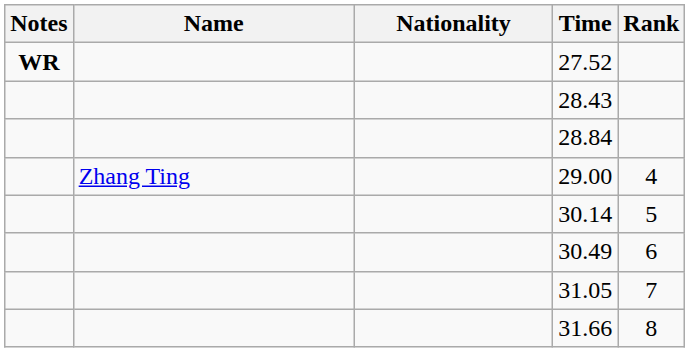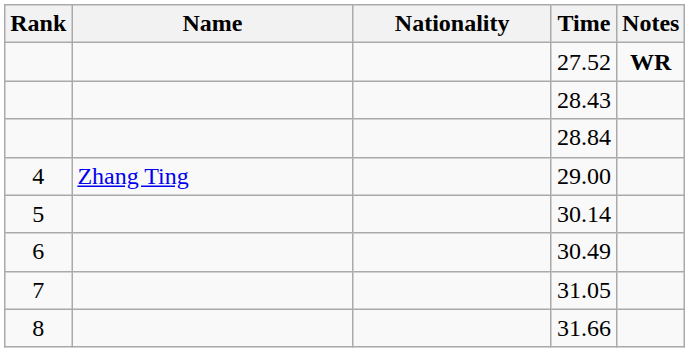columns swapped: (651, 23) <-> (39, 23)
